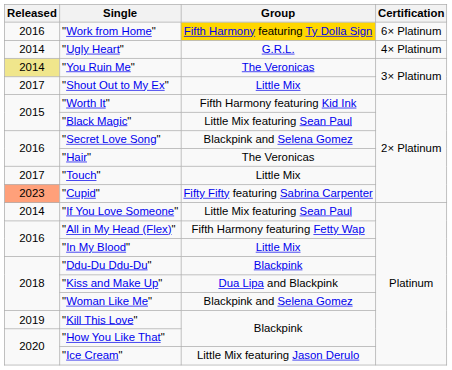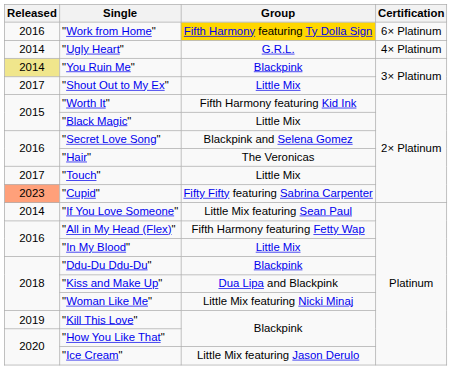(278, 67) The Veronicas -> (278, 67) Blackpink
(278, 121) Little Mix featuring Sean Paul -> (278, 121) Little Mix
(278, 301) Blackpink and Selena Gomez -> (278, 301) Little Mix featuring Nicki Minaj
